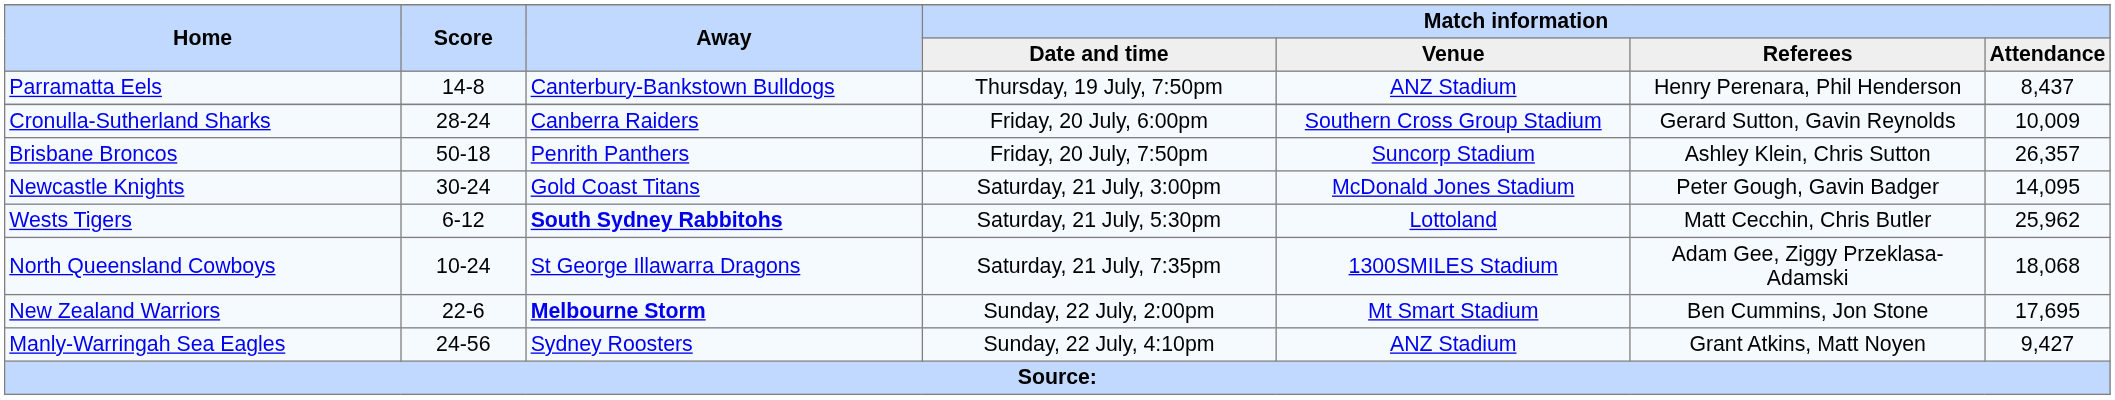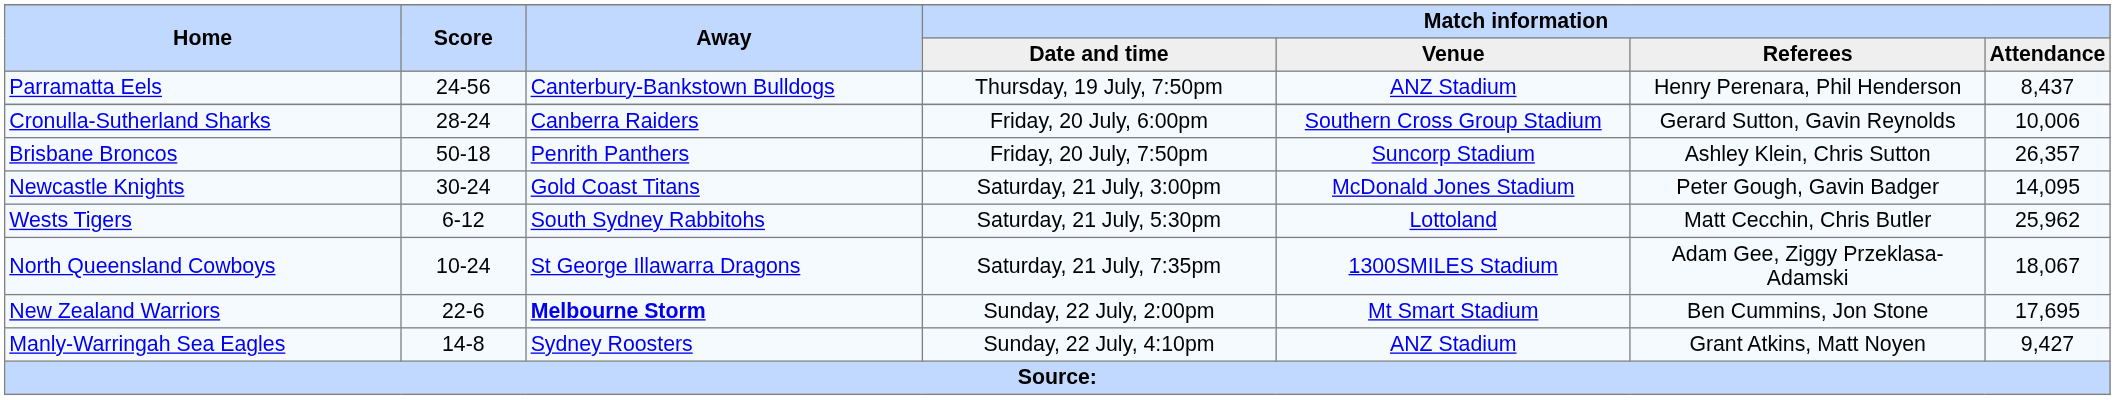(463, 87) 14-8 -> (463, 87) 24-56
(2047, 120) 10,009 -> (2047, 120) 10,006
(657, 220) bold -> (648, 220) normal
(2047, 265) 18,068 -> (2047, 265) 18,067
(463, 344) 24-56 -> (463, 344) 14-8
